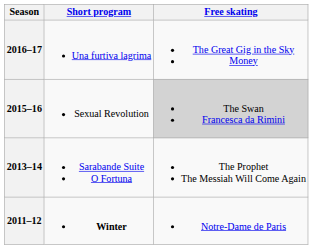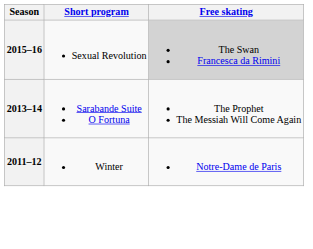- row: (24, 49)
(99, 226) bold -> (97, 167) normal
